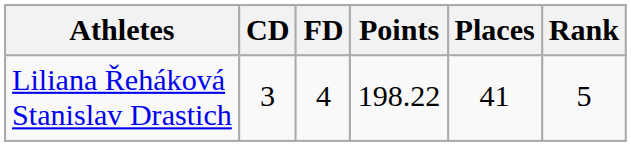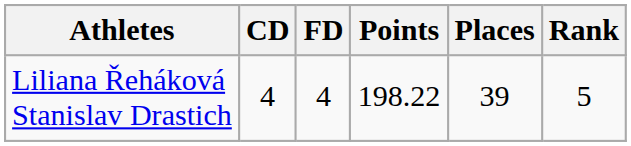(268, 97) 3 -> (268, 97) 4
(495, 97) 41 -> (495, 97) 39
